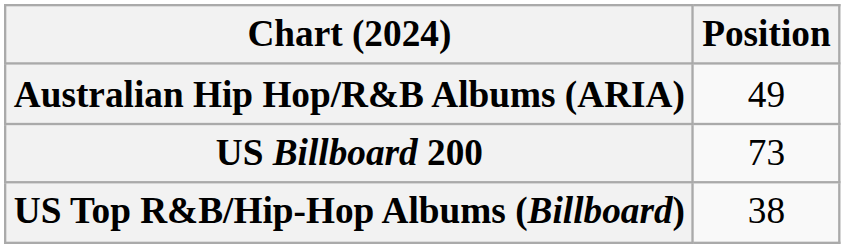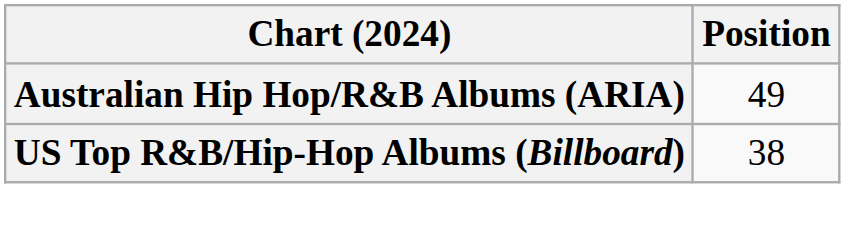- row: (349, 152)
